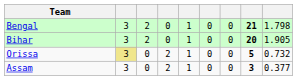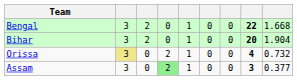(252, 26) 21 -> (252, 26) 22
(277, 26) 1.798 -> (277, 26) 1.668
(277, 40) 1.905 -> (277, 40) 1.904
(251, 54) 5 -> (251, 54) 4
(168, 68) no background -> (168, 68) lightgreen background
